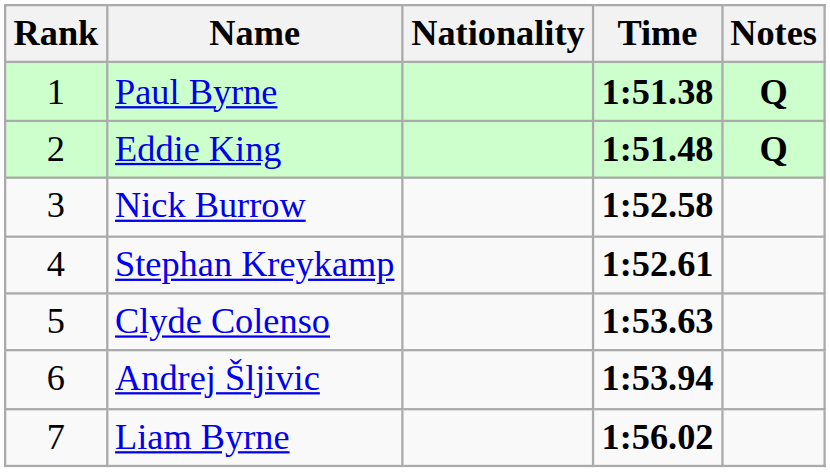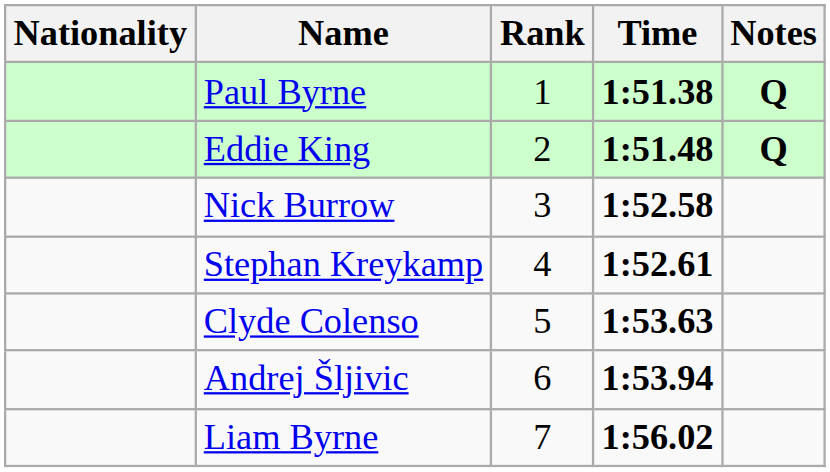columns swapped: (56, 33) <-> (498, 33)
